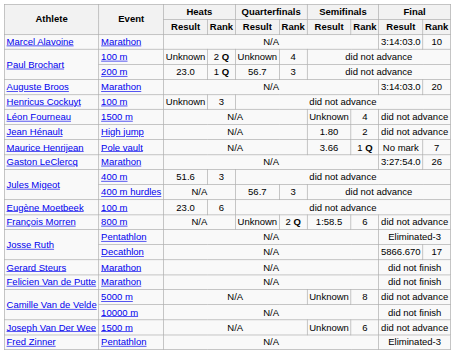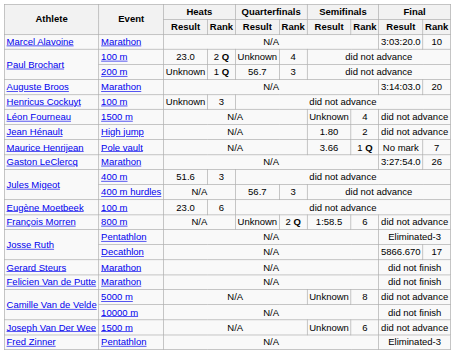(401, 42) 3:14:03.0 -> (401, 42) 3:03:20.0
(186, 57) Unknown -> (186, 57) 23.0
(186, 72) 23.0 -> (186, 72) Unknown
